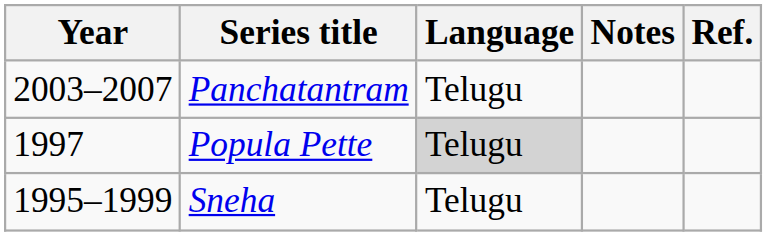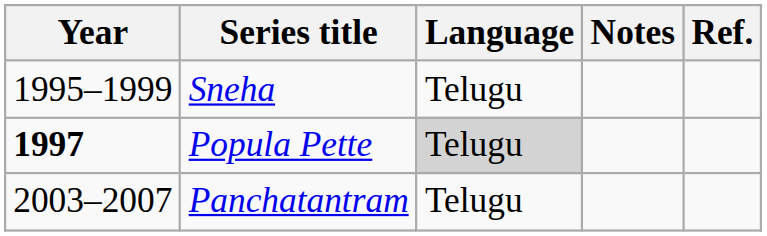rows swapped: (232, 200) <-> (299, 88)
(49, 144) normal -> (49, 144) bold
